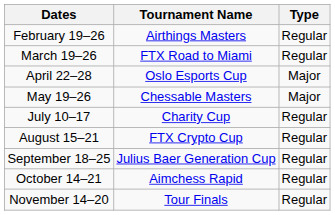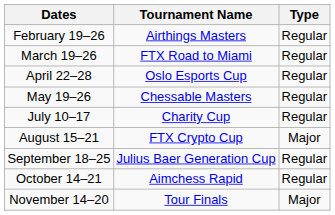(304, 76) Major -> (304, 76) Regular
(304, 96) Major -> (304, 96) Regular
(304, 138) Regular -> (304, 138) Major
(304, 199) Regular -> (304, 199) Major
